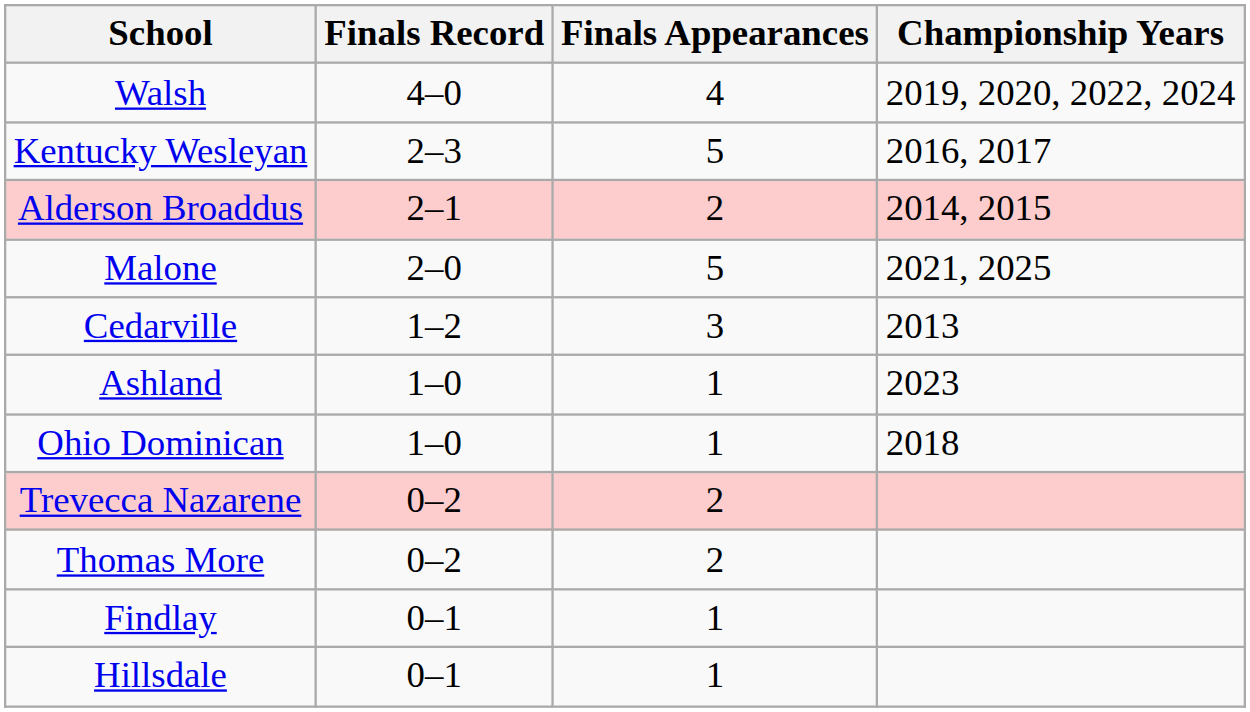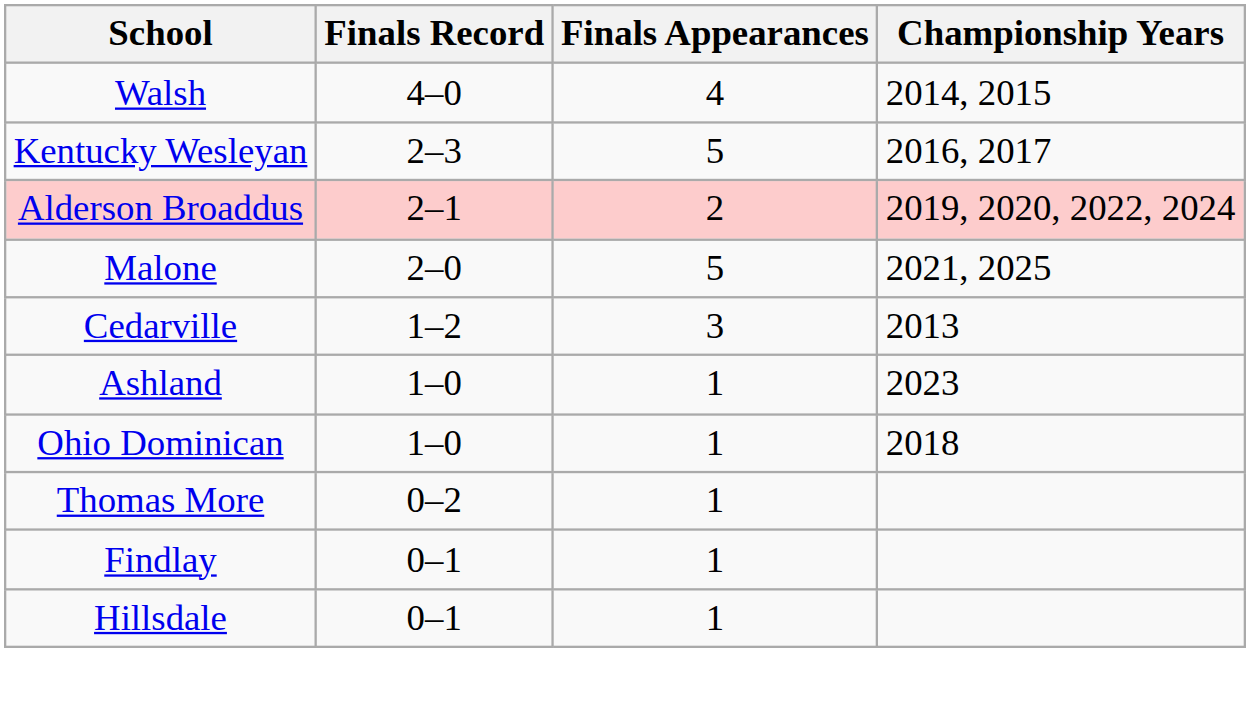(1061, 92) 2019, 2020, 2022, 2024 -> (969, 92) 2014, 2015
(969, 208) 2014, 2015 -> (1061, 208) 2019, 2020, 2022, 2024
- row: (161, 500)
(715, 558) 2 -> (715, 500) 1
